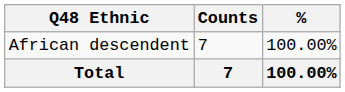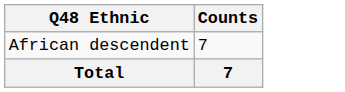- column: (301, 18)
